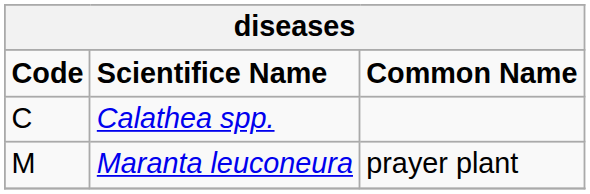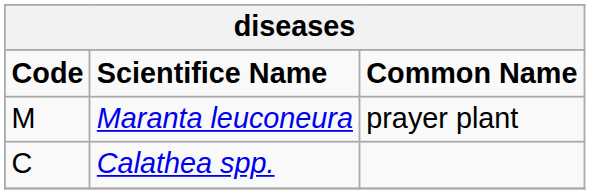rows swapped: (186, 118) <-> (225, 164)
